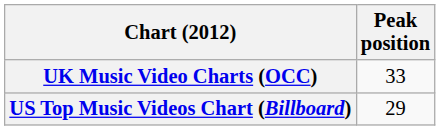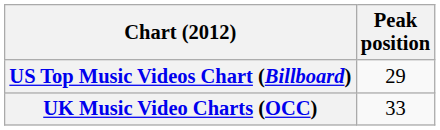rows swapped: (180, 76) <-> (180, 108)
